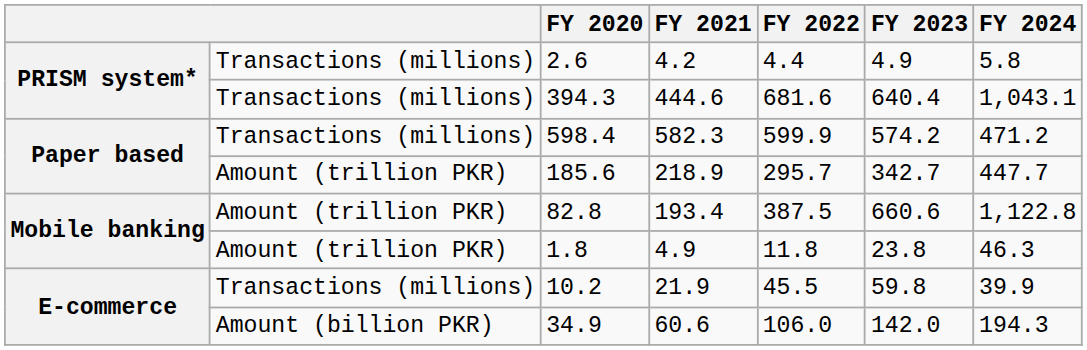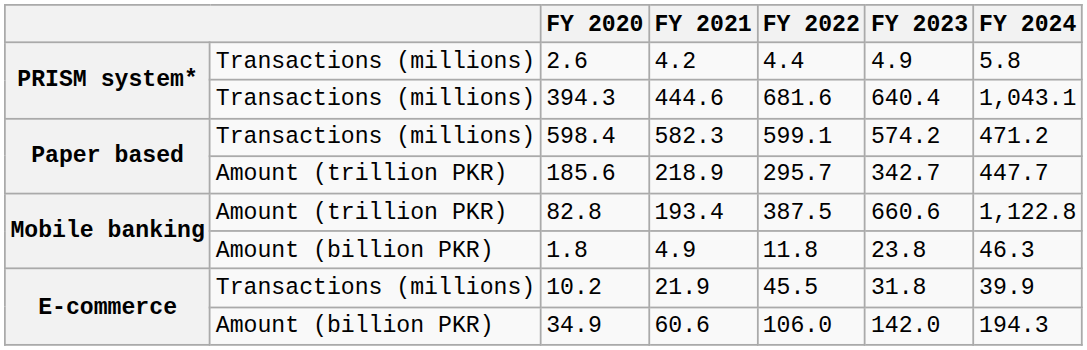(797, 137) 599.9 -> (797, 137) 599.1
(362, 250) Amount (trillion PKR) -> (355, 250) Amount (billion PKR)
(899, 288) 59.8 -> (899, 288) 31.8
